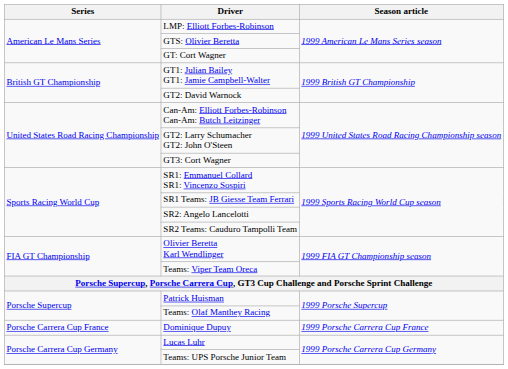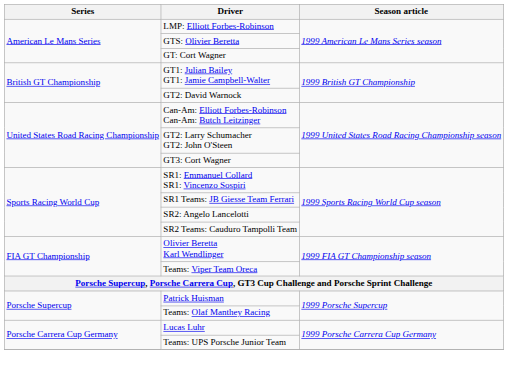- row: (197, 327)
